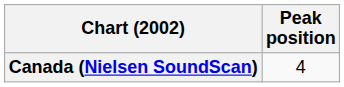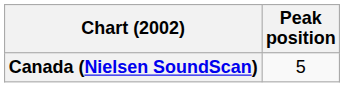(301, 67) 4 -> (301, 67) 5
